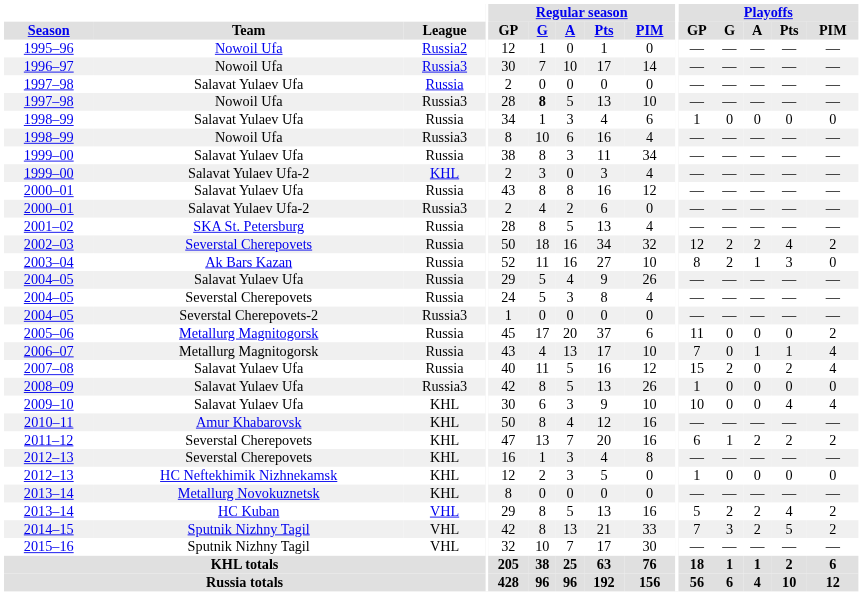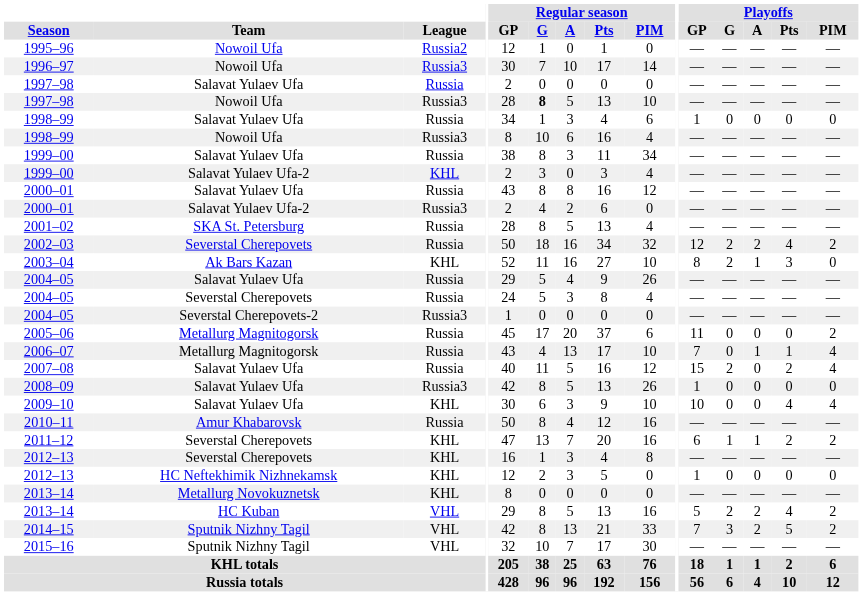(445, 262) Russia -> (445, 262) KHL
(445, 422) KHL -> (445, 422) Russia
(757, 440) 2 -> (757, 440) 1
